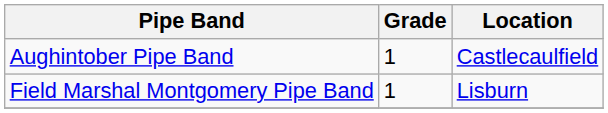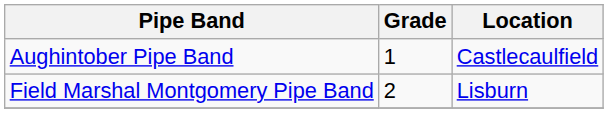(390, 90) 1 -> (390, 90) 2
